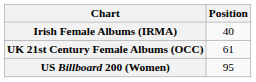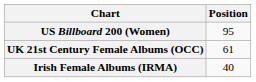rows swapped: (105, 31) <-> (105, 67)
